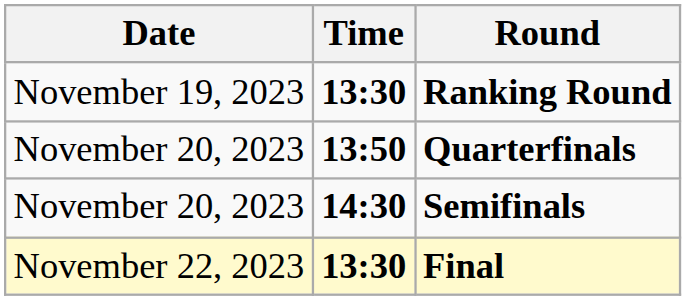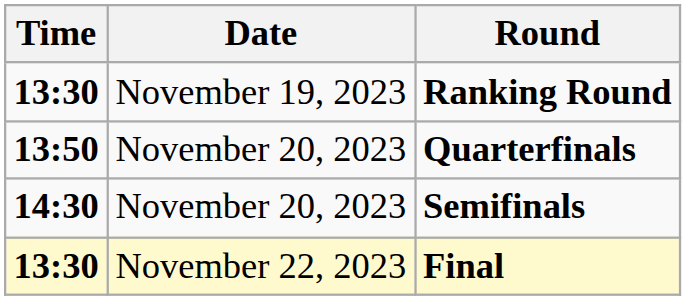columns swapped: (159, 33) <-> (364, 33)
